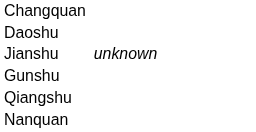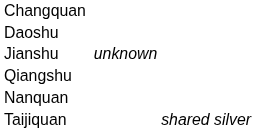- row: (32, 76)
+ row: (35, 119)
